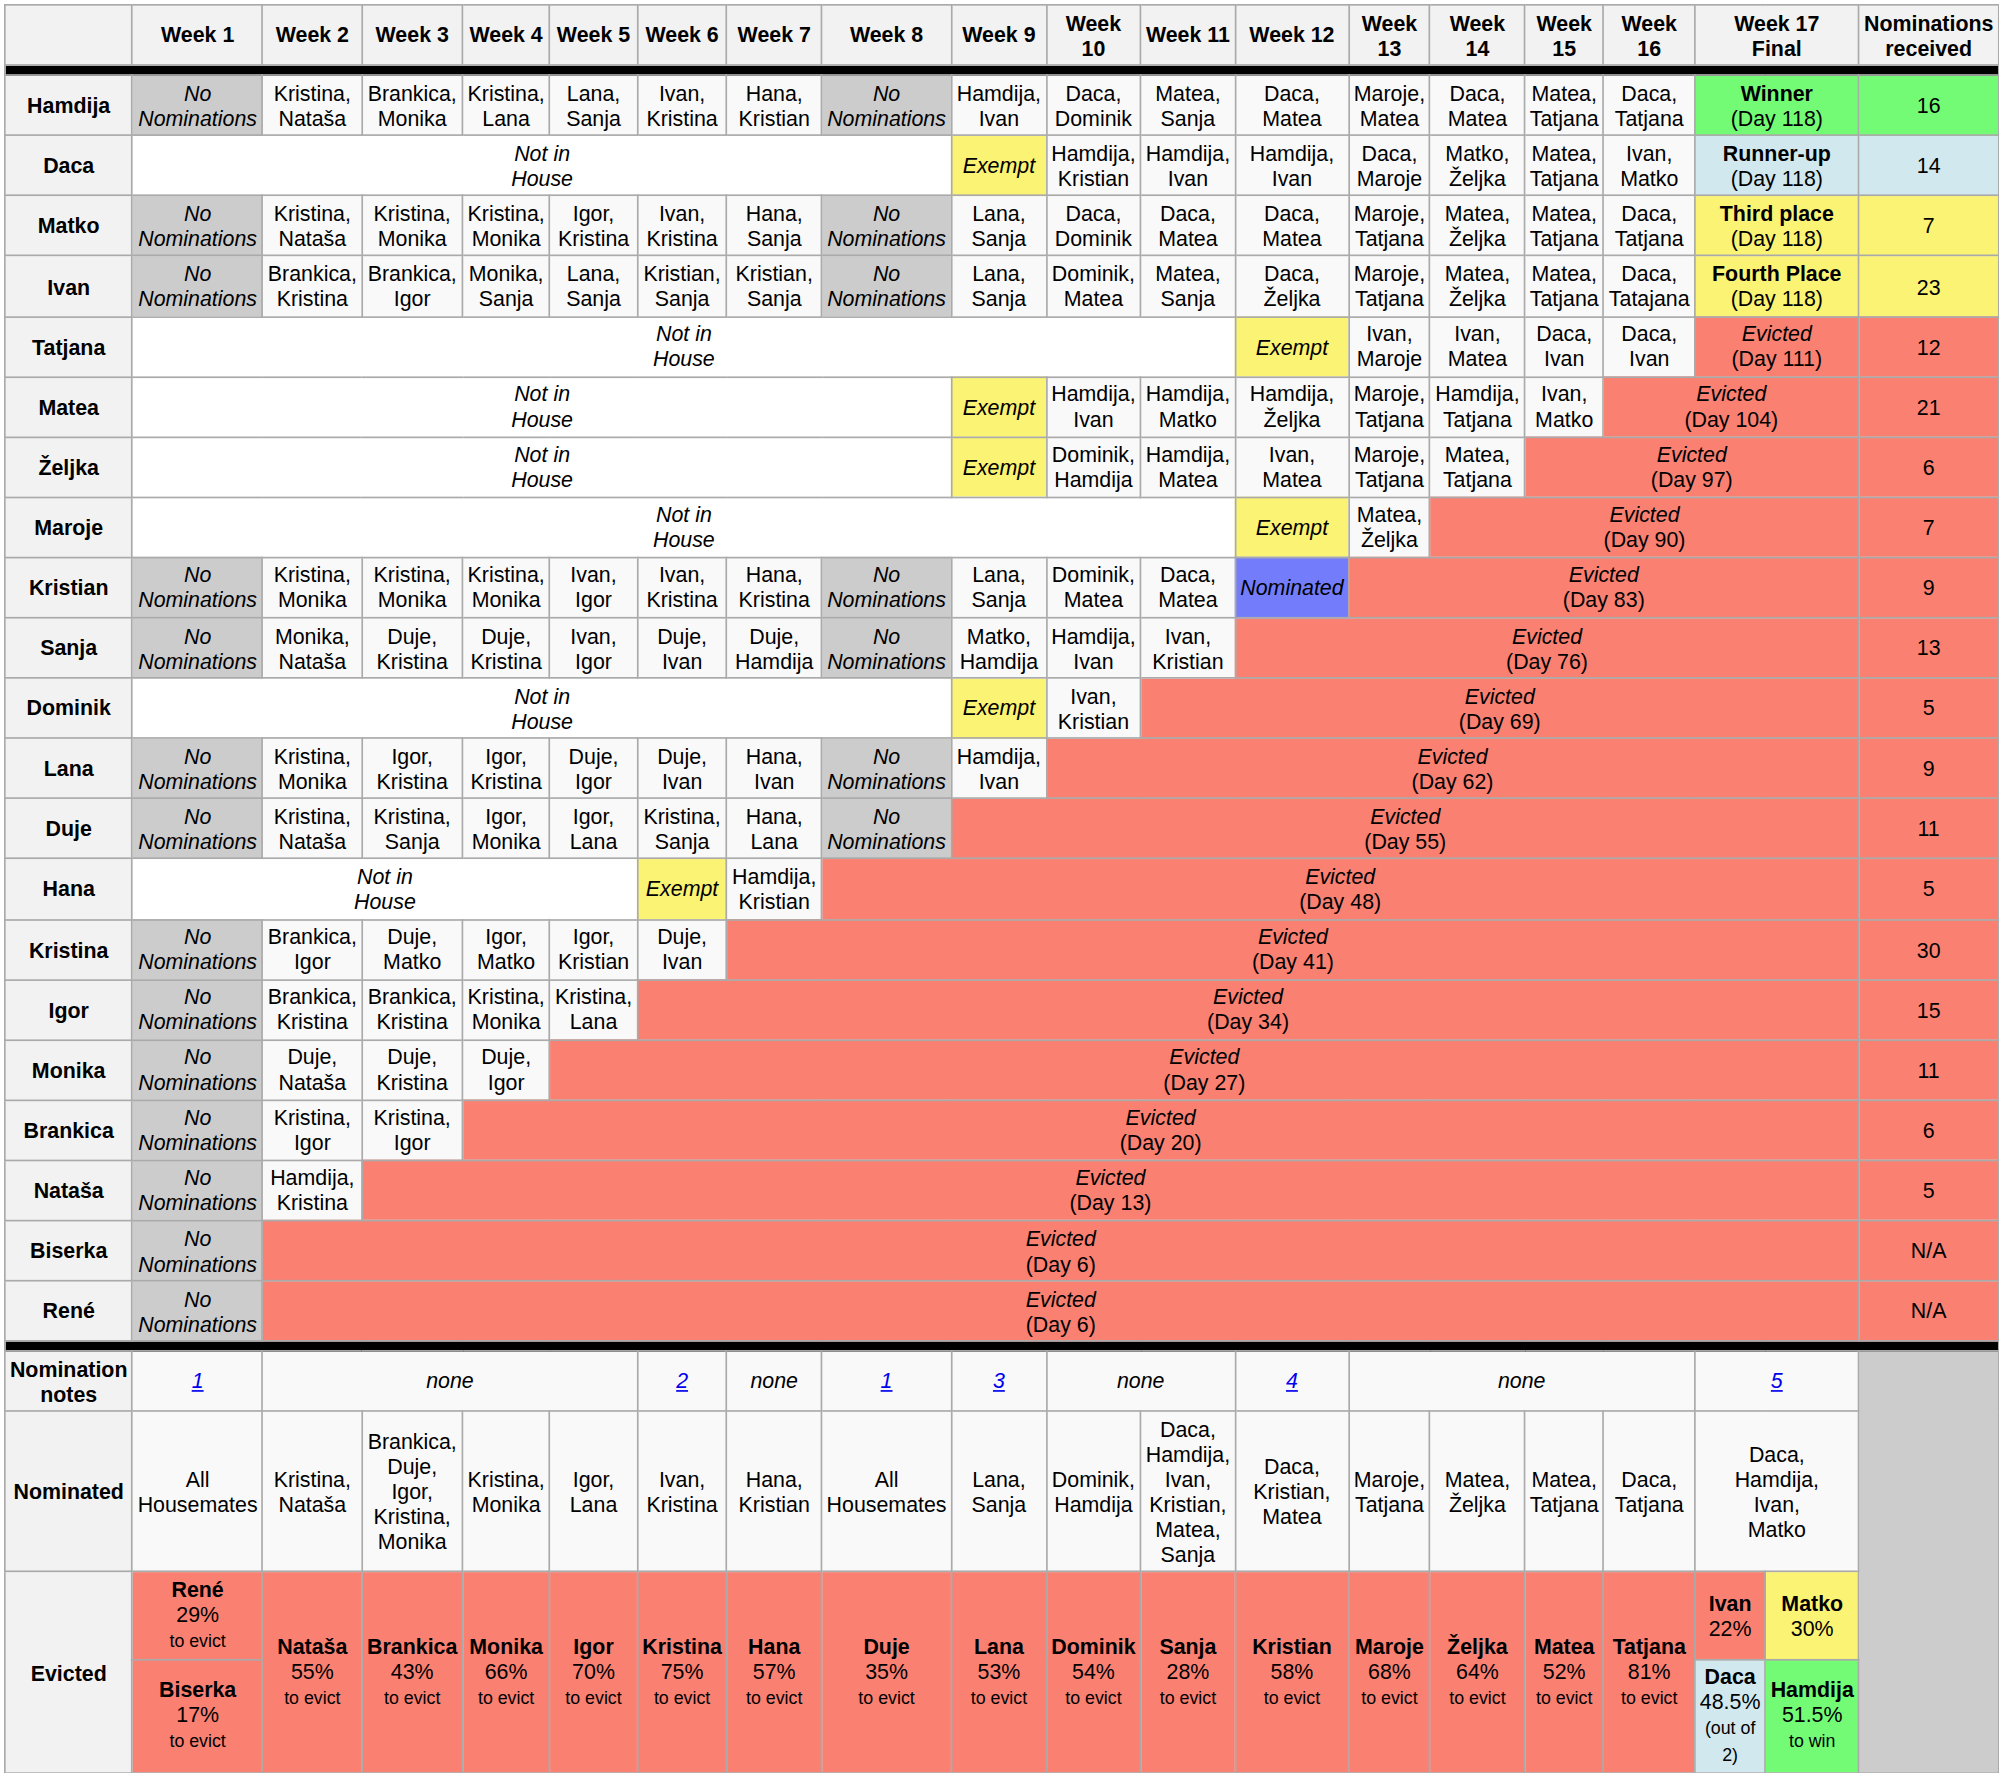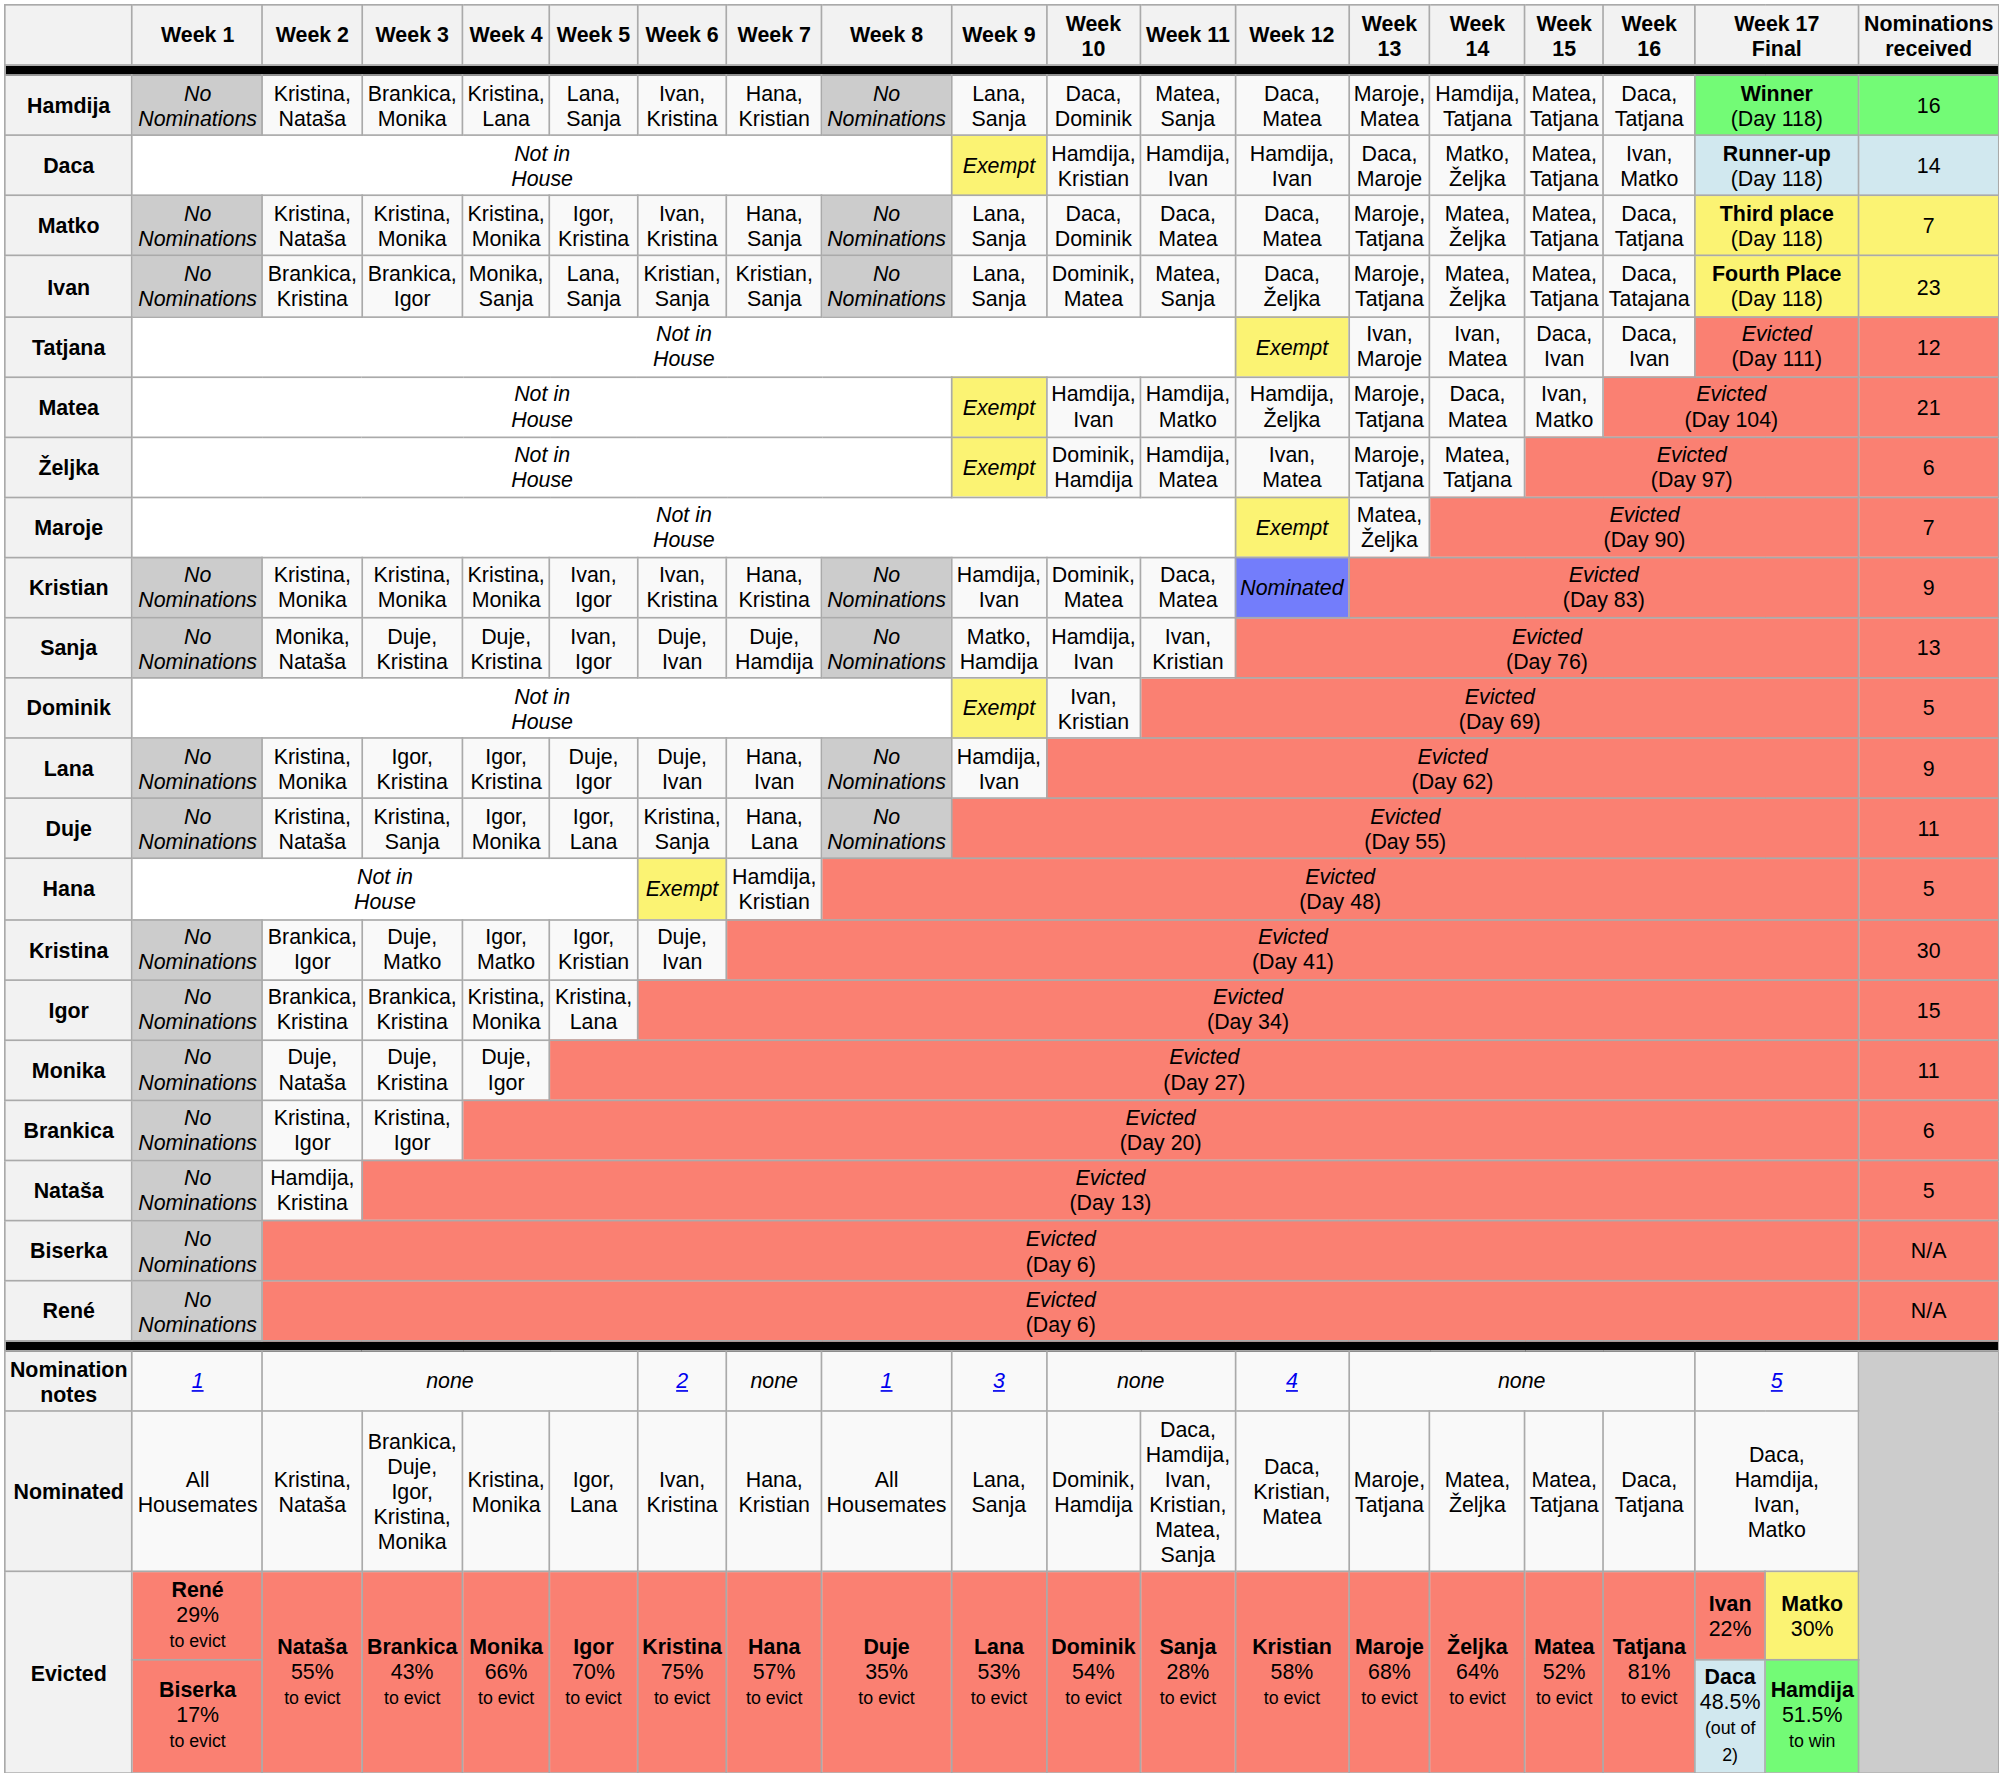(999, 105) Hamdija, Ivan -> (999, 105) Lana, Sanja
(1477, 105) Daca, Matea -> (1477, 105) Hamdija, Tatjana
(1477, 407) Hamdija, Tatjana -> (1477, 407) Daca, Matea
(999, 587) Lana, Sanja -> (999, 587) Hamdija, Ivan
